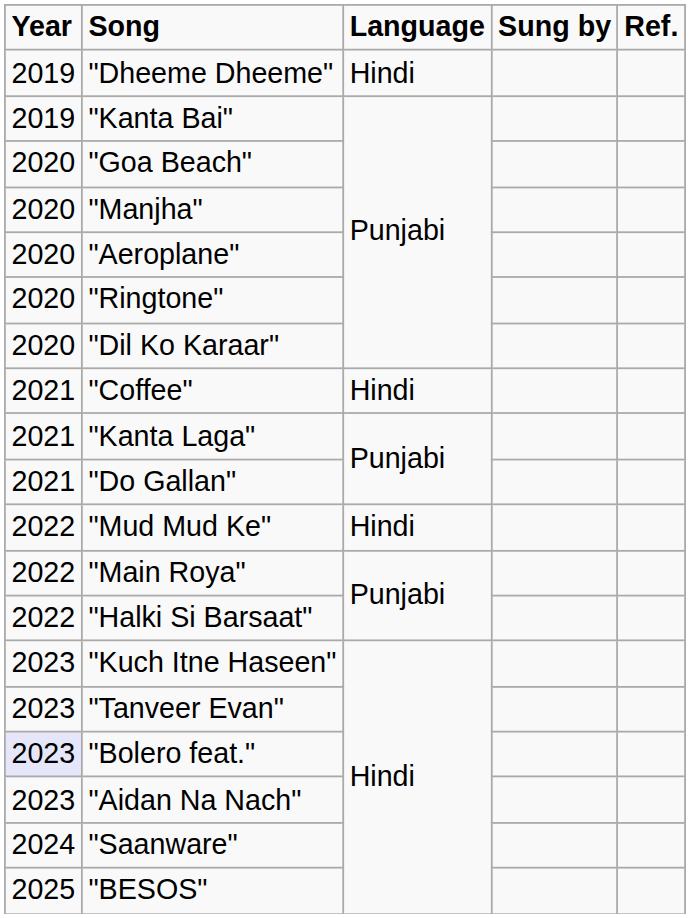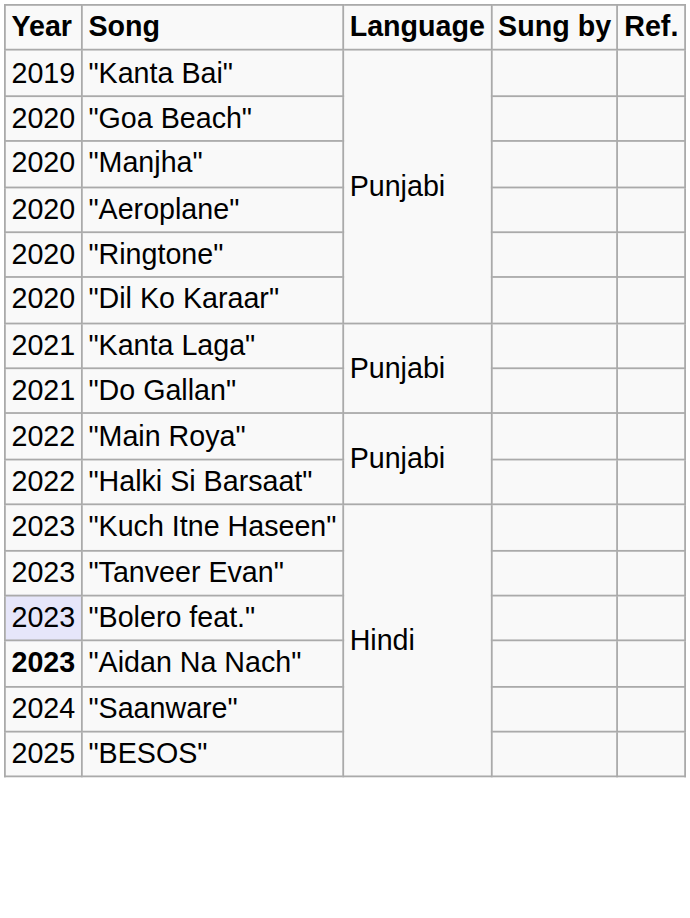- row: (211, 72)
- row: (141, 390)
- row: (180, 526)
(43, 799) normal -> (43, 663) bold
